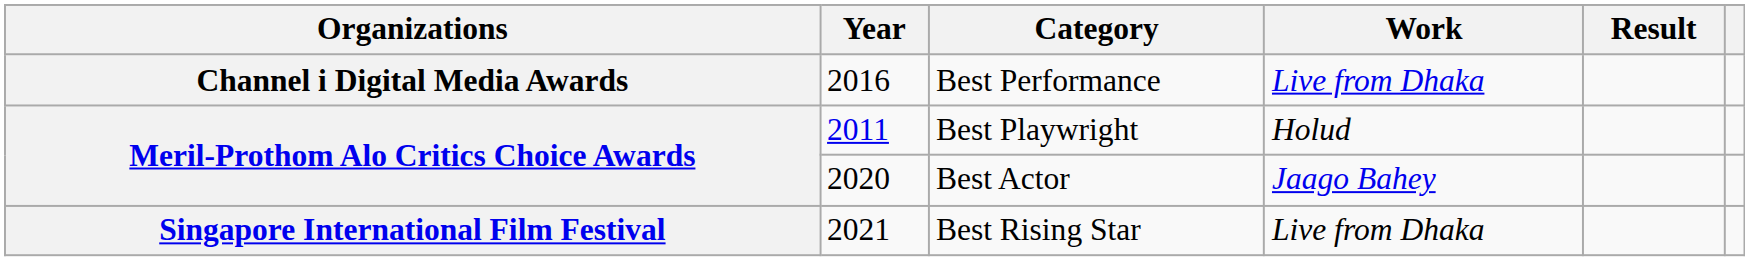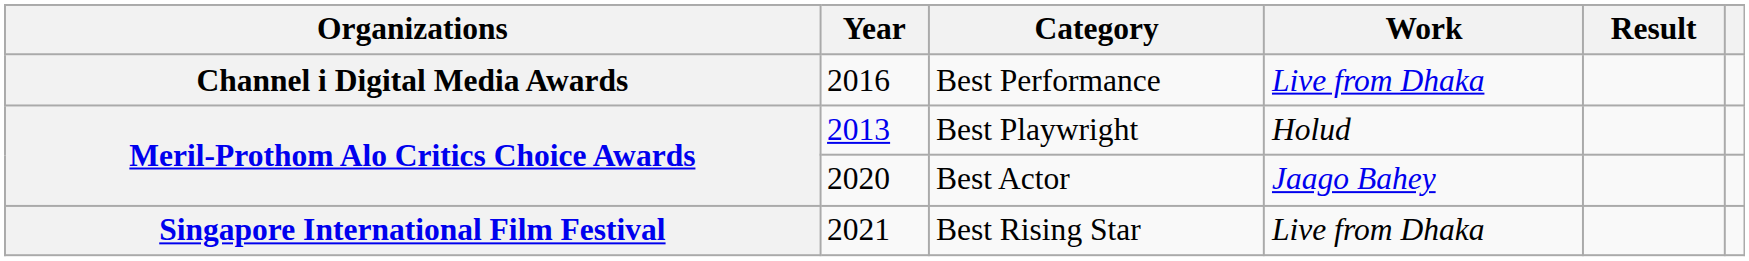(858, 129) 2011 -> (859, 129) 2013
